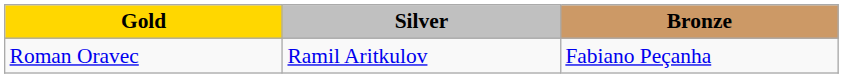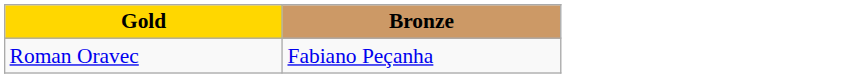- column: (421, 21)
